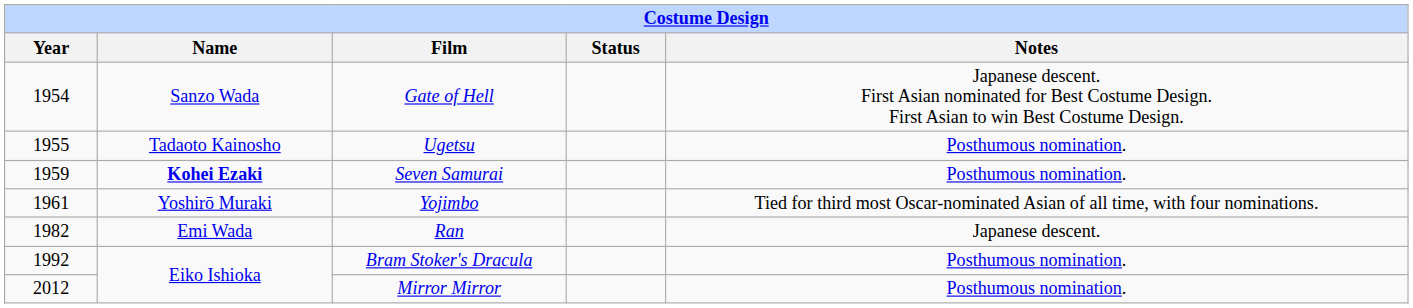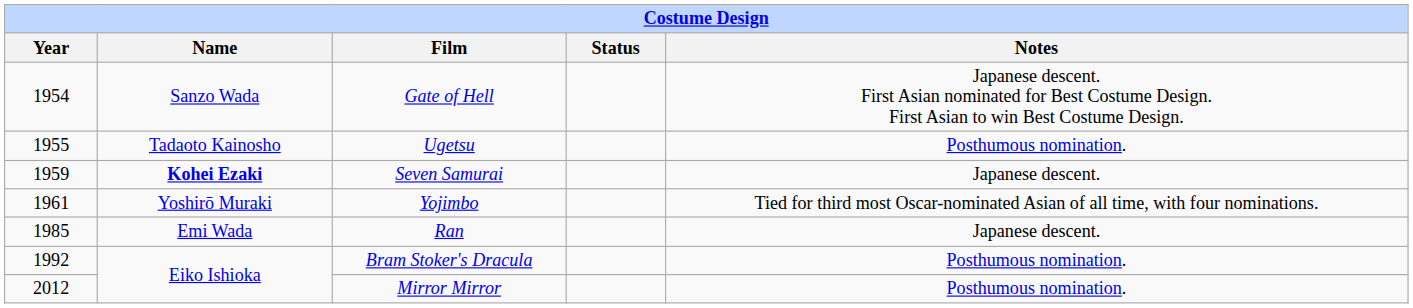(1036, 174) Posthumous nomination. -> (1036, 174) Japanese descent.
(51, 231) 1982 -> (51, 231) 1985
